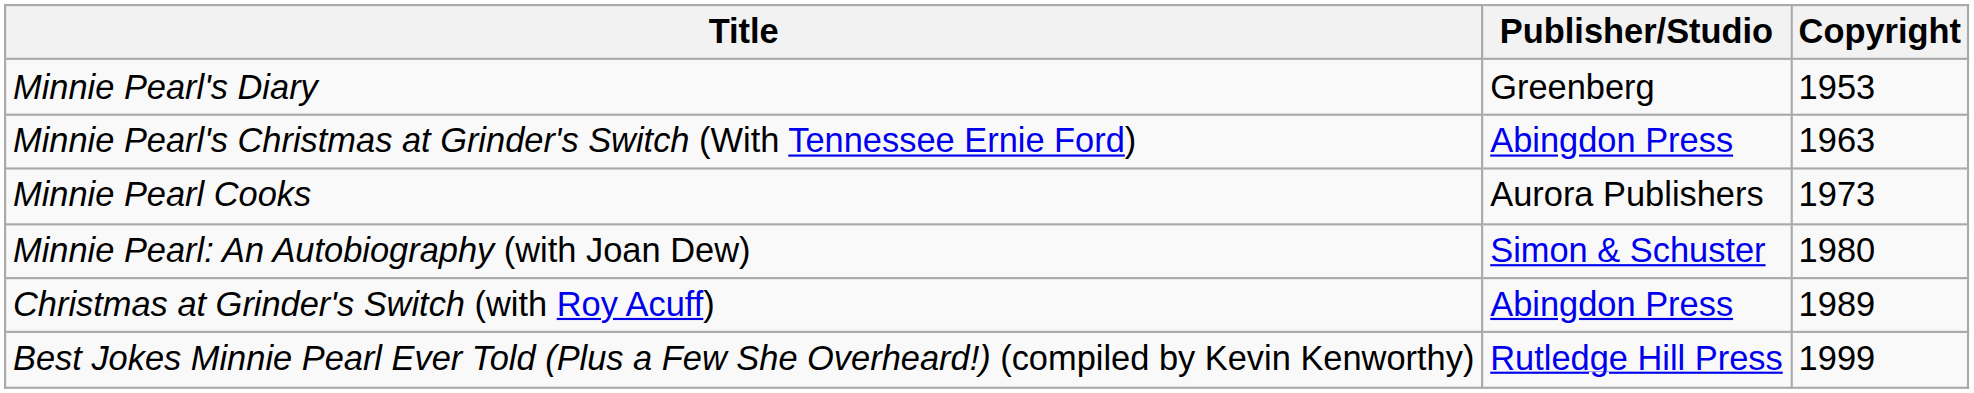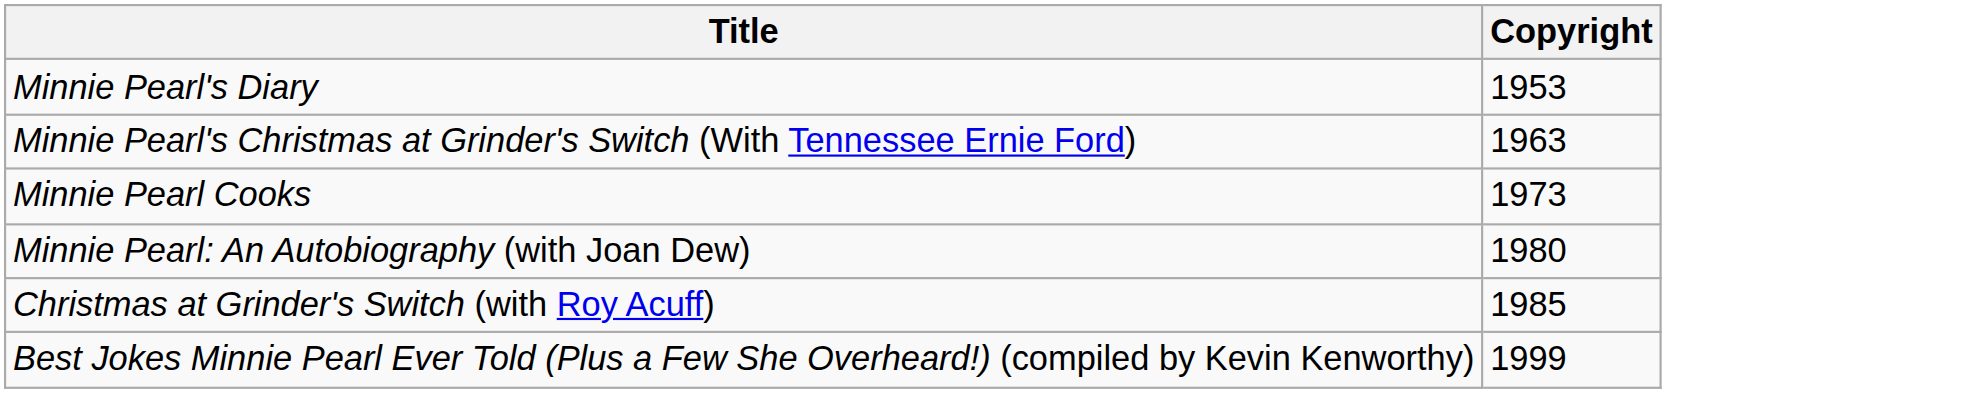- column: (1636, 31)
(1837, 304) 1989 -> (1528, 304) 1985
